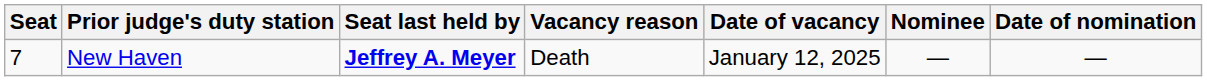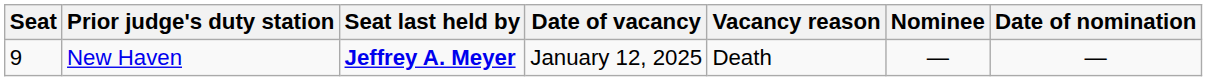columns swapped: (614, 22) <-> (795, 22)
(16, 57) 7 -> (16, 57) 9
